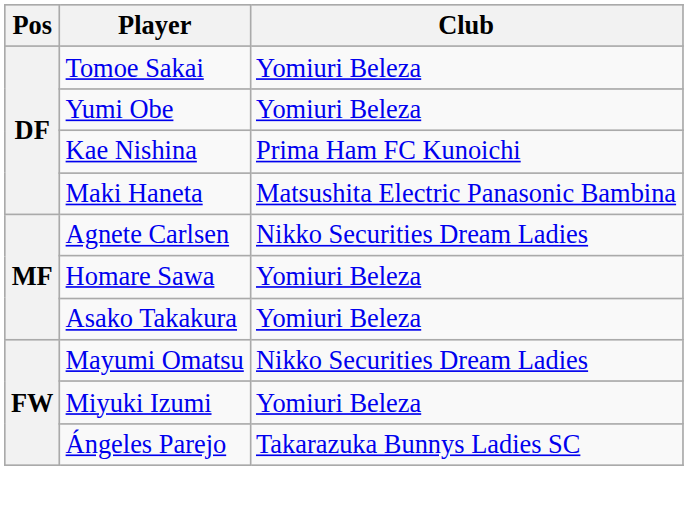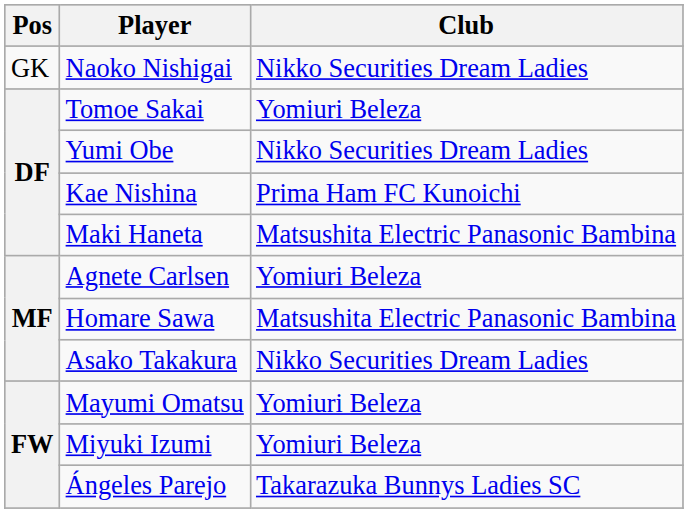+ row: (149, 67)
(339, 109) Yomiuri Beleza -> (422, 151) Nikko Securities Dream Ladies
(422, 234) Nikko Securities Dream Ladies -> (339, 276) Yomiuri Beleza
(339, 276) Yomiuri Beleza -> (466, 318) Matsushita Electric Panasonic Bambina
(339, 318) Yomiuri Beleza -> (422, 360) Nikko Securities Dream Ladies
(422, 360) Nikko Securities Dream Ladies -> (339, 402) Yomiuri Beleza
